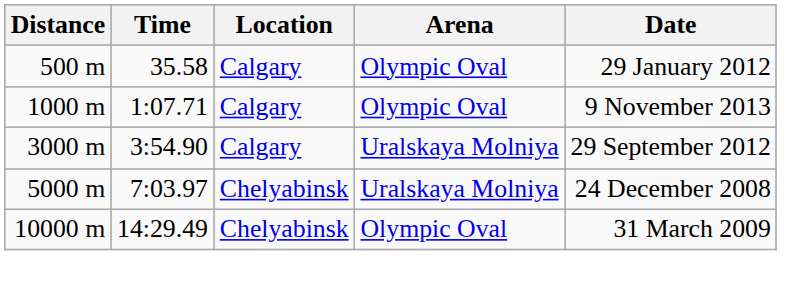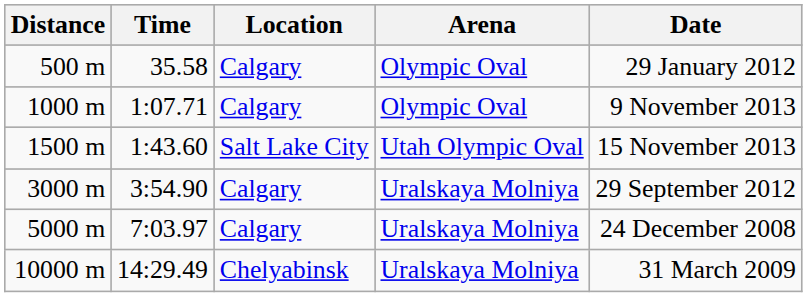+ row: (66, 147)
(284, 188) Chelyabinsk -> (261, 229) Calgary
(434, 229) Olympic Oval -> (480, 270) Uralskaya Molniya
